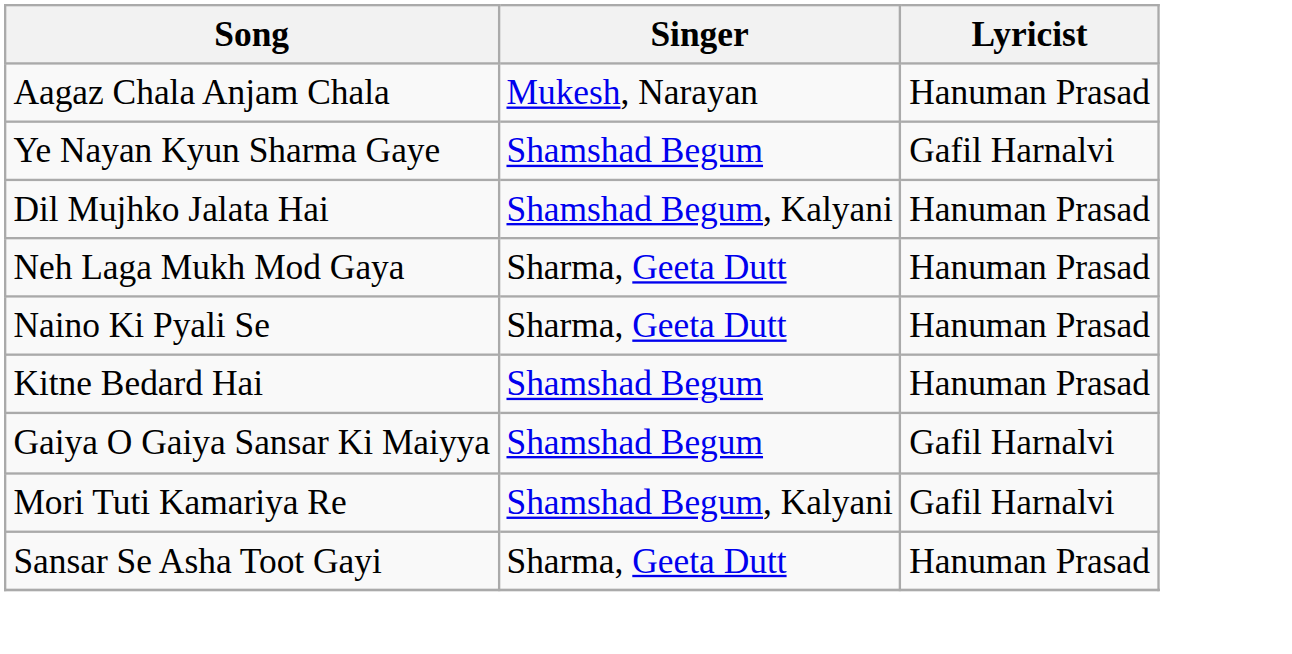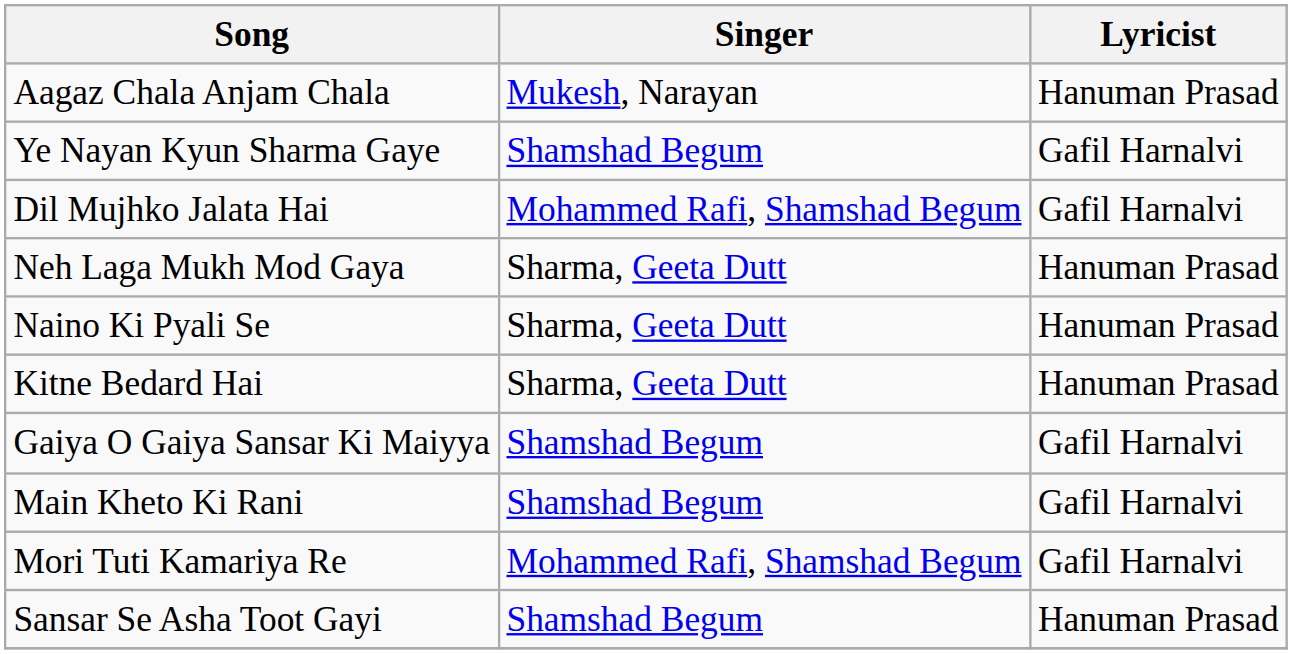(700, 209) Shamshad Begum, Kalyani -> (764, 209) Mohammed Rafi, Shamshad Begum
(1030, 209) Hanuman Prasad -> (1141, 209) Gafil Harnalvi
(635, 384) Shamshad Begum -> (647, 384) Sharma, Geeta Dutt
+ row: (158, 501)
(700, 501) Shamshad Begum, Kalyani -> (764, 559) Mohammed Rafi, Shamshad Begum
(647, 559) Sharma, Geeta Dutt -> (635, 617) Shamshad Begum
